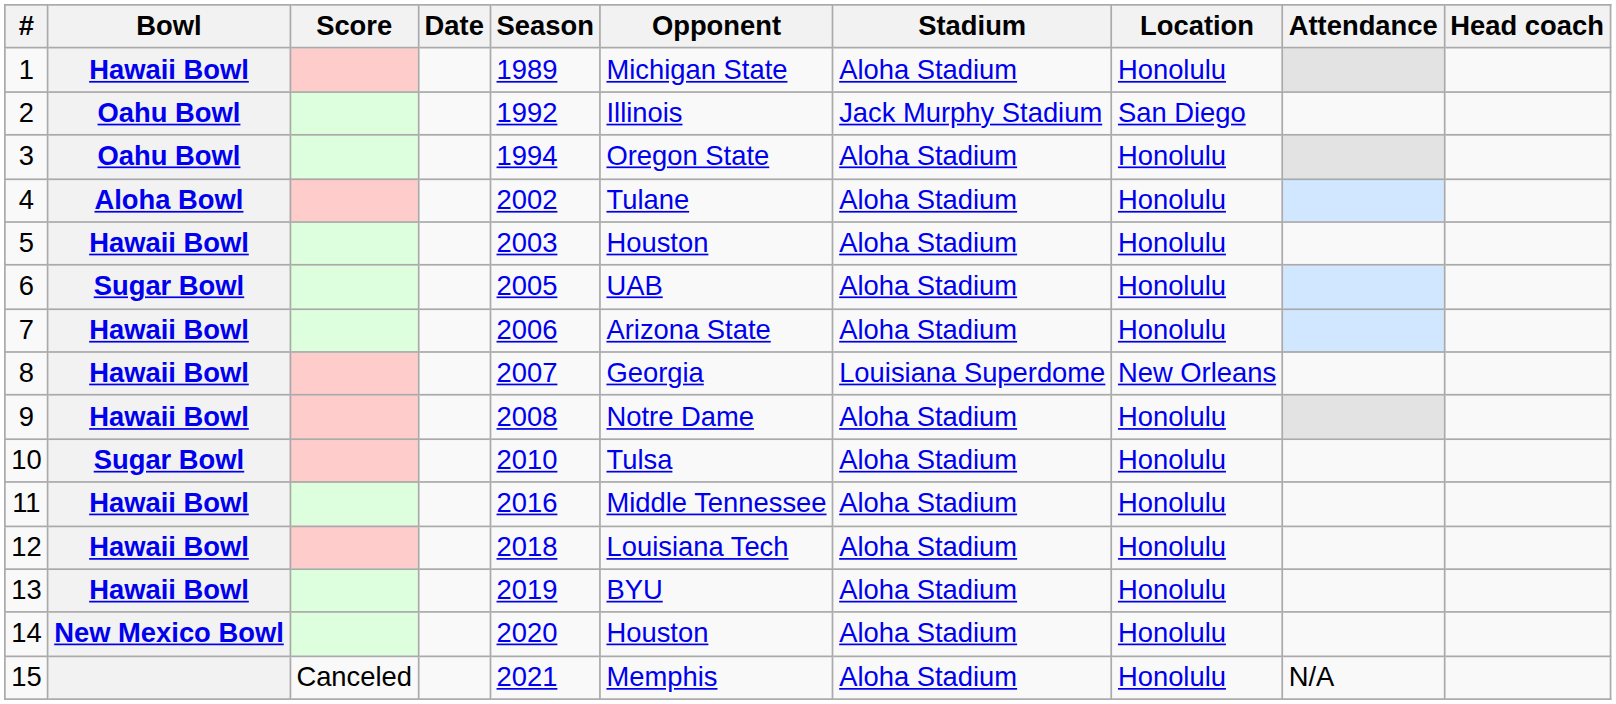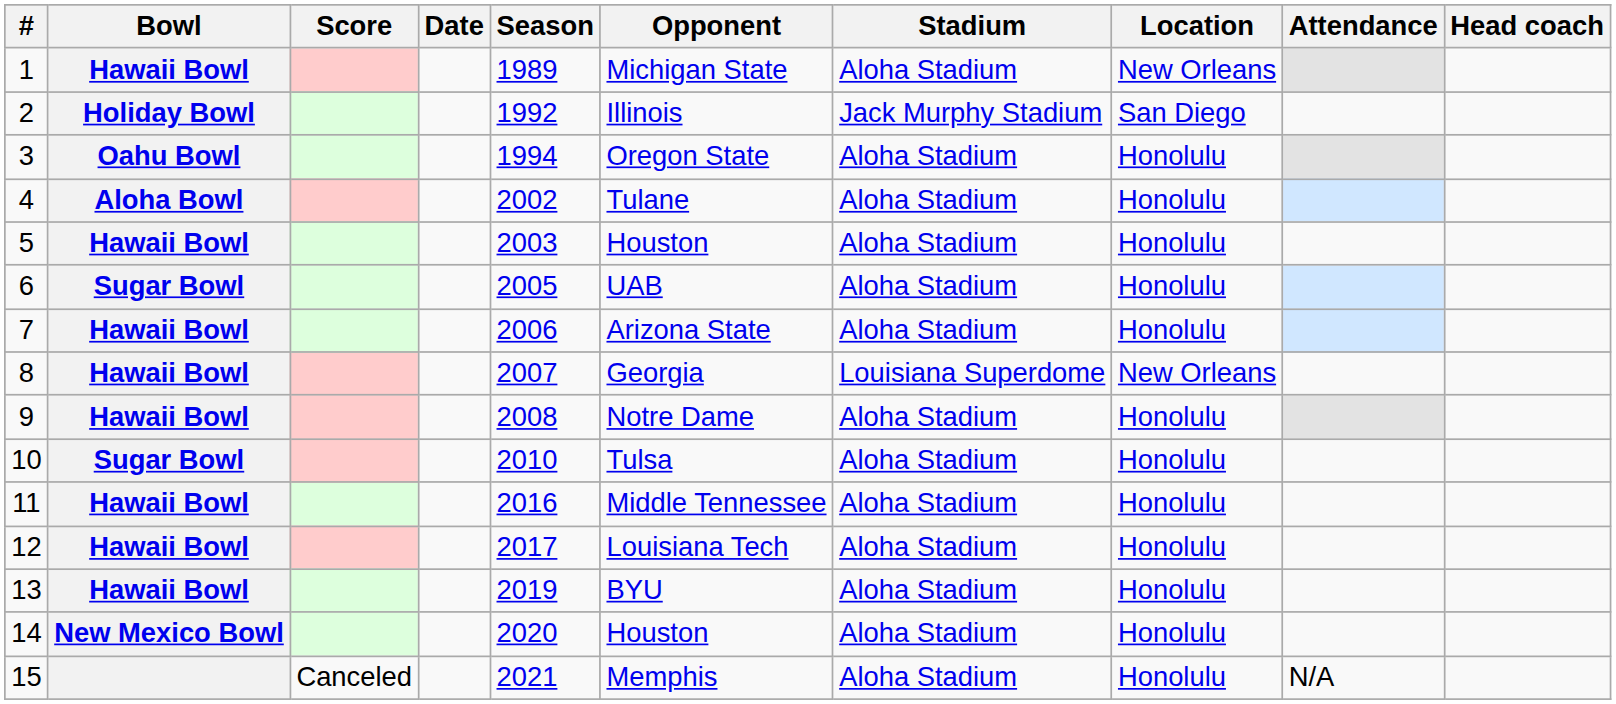(1172, 69) Honolulu -> (1197, 69) New Orleans
(169, 112) Oahu Bowl -> (169, 112) Holiday Bowl
(527, 546) 2018 -> (527, 546) 2017
